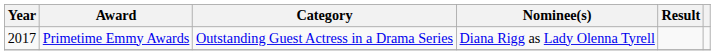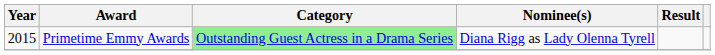(22, 38) 2017 -> (22, 38) 2015
(324, 38) no background -> (324, 38) lightgreen background
